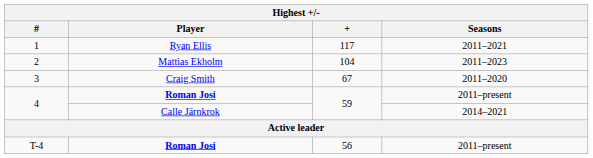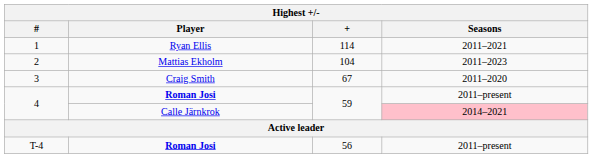(347, 46) 117 -> (347, 46) 114
(485, 112) no background -> (485, 112) pink background
